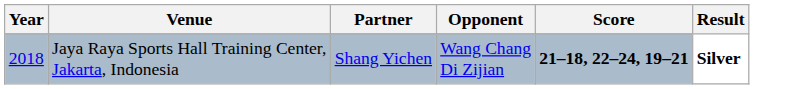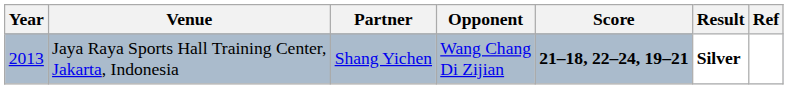+ column: (766, 19)
(26, 58) 2018 -> (26, 58) 2013
